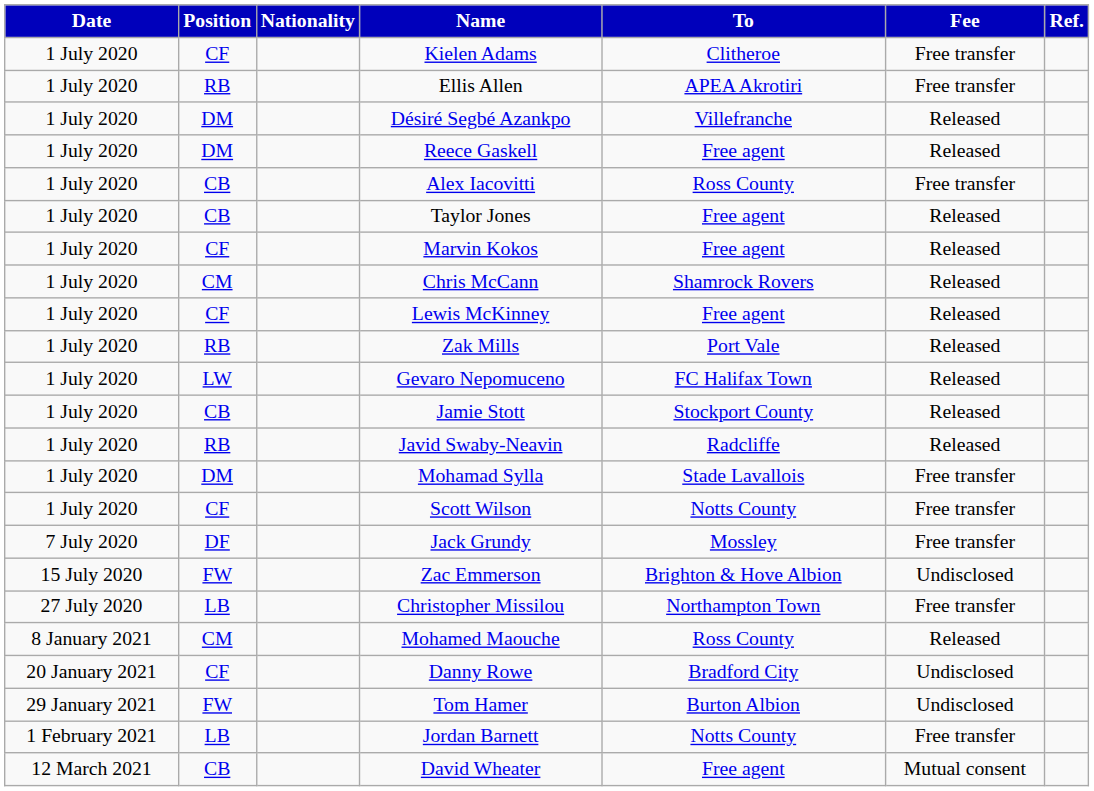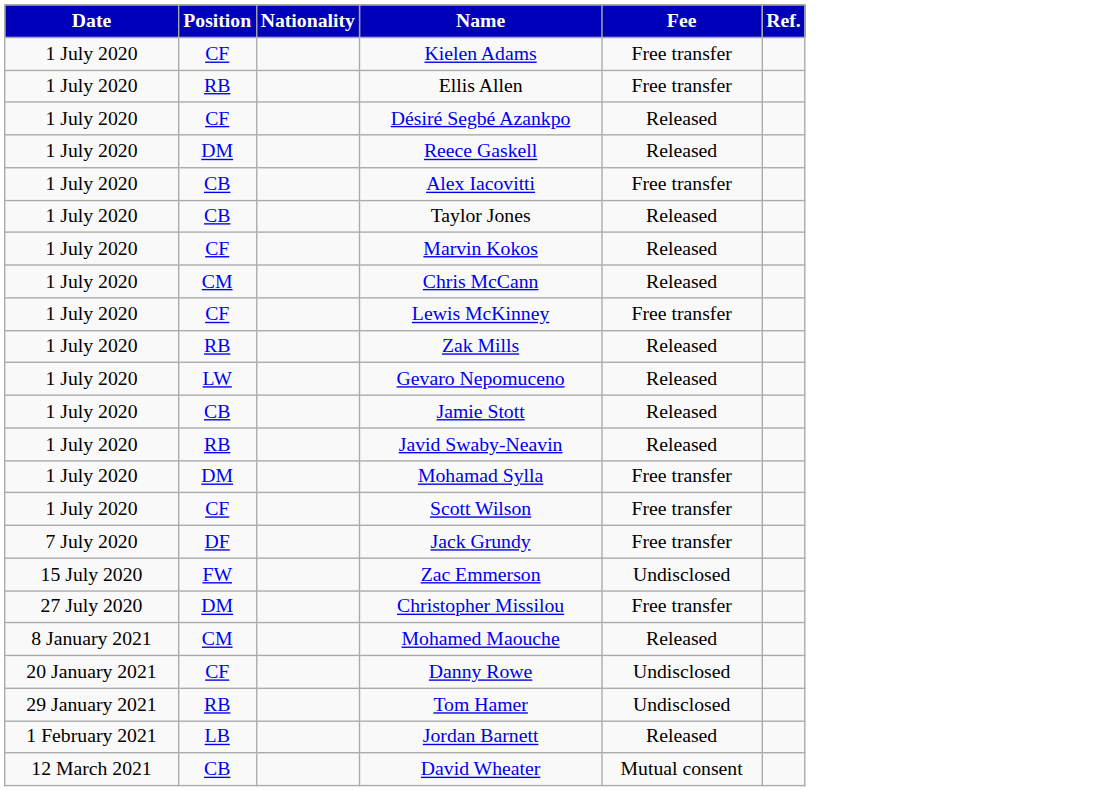- column: (743, 21)
(217, 118) DM -> (217, 118) CF
(965, 313) Released -> (682, 313) Free transfer
(217, 606) LB -> (217, 606) DM
(217, 704) FW -> (217, 704) RB
(965, 736) Free transfer -> (682, 736) Released
